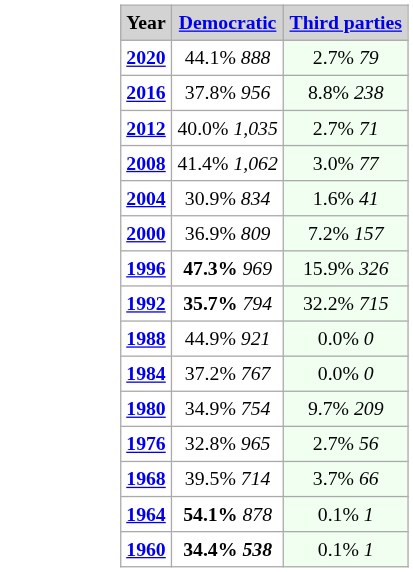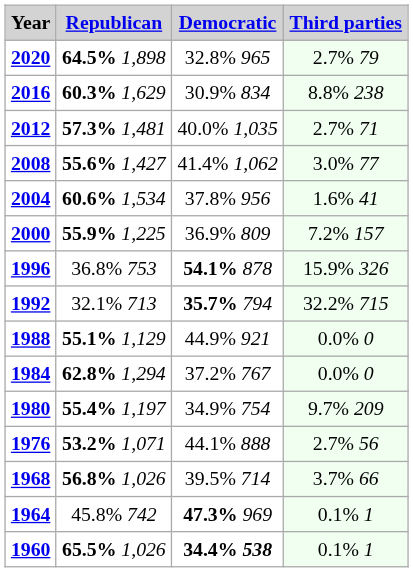+ column: (114, 22)
(228, 57) 44.1% 888 -> (228, 57) 32.8% 965
(228, 92) 37.8% 956 -> (228, 92) 30.9% 834
(228, 198) 30.9% 834 -> (228, 198) 37.8% 956
(228, 268) 47.3% 969 -> (228, 268) 54.1% 878
(228, 443) 32.8% 965 -> (228, 443) 44.1% 888
(228, 514) 54.1% 878 -> (228, 514) 47.3% 969
